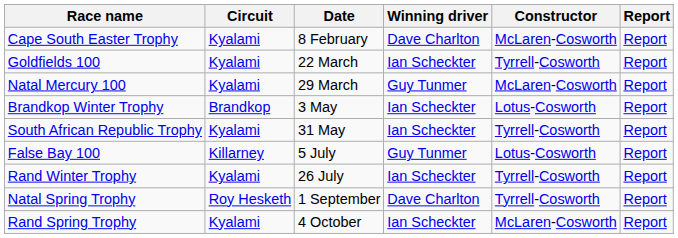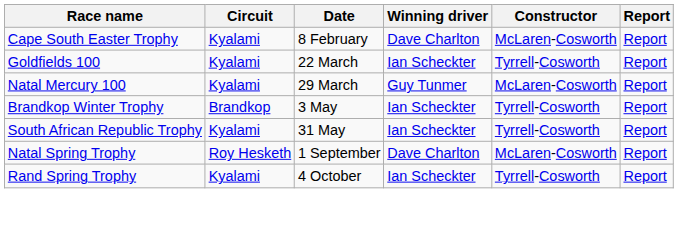(545, 108) Lotus-Cosworth -> (547, 108) Tyrrell-Cosworth
- row: (54, 153)
- row: (72, 176)
(547, 199) Tyrrell-Cosworth -> (556, 153) McLaren-Cosworth
(556, 222) McLaren-Cosworth -> (547, 176) Tyrrell-Cosworth
